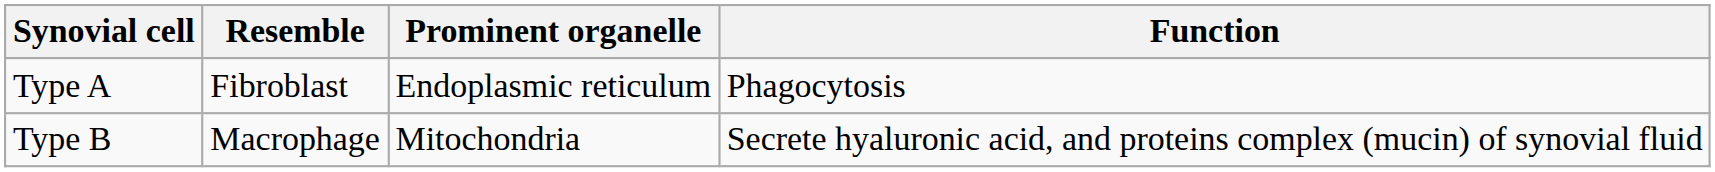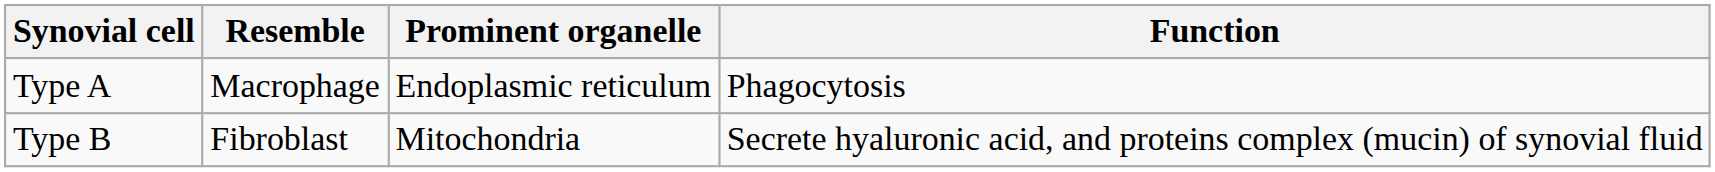(279, 85) Fibroblast -> (295, 85) Macrophage
(295, 138) Macrophage -> (279, 138) Fibroblast
